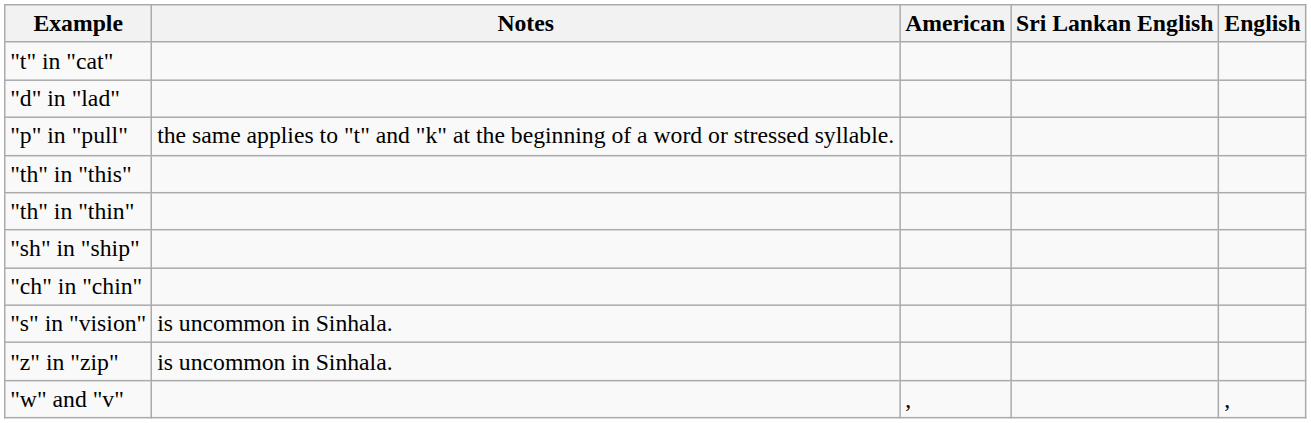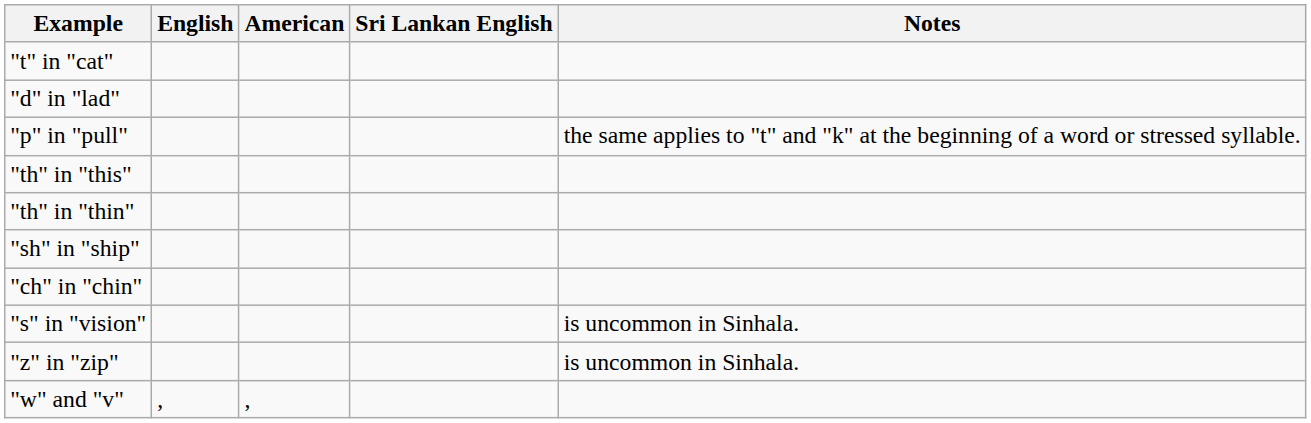columns swapped: (1263, 23) <-> (526, 23)
